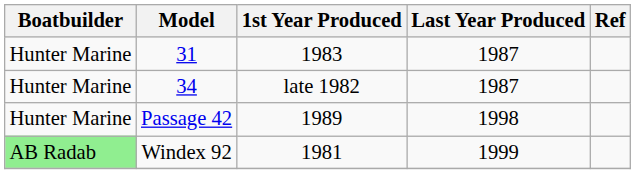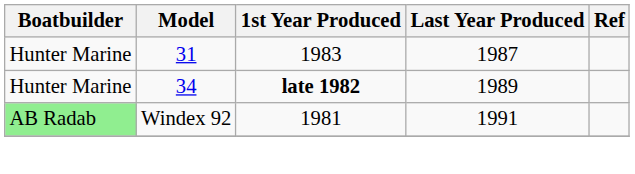(322, 86) normal -> (321, 86) bold
(498, 86) 1987 -> (497, 86) 1989
- row: (187, 119)
(498, 151) 1999 -> (497, 119) 1991
